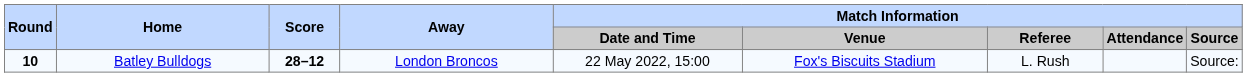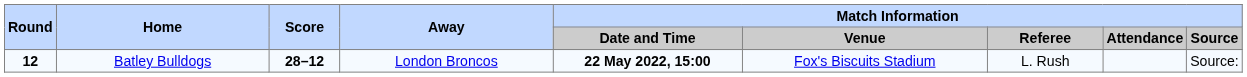(30, 61) 10 -> (30, 61) 12
(647, 61) normal -> (647, 61) bold
